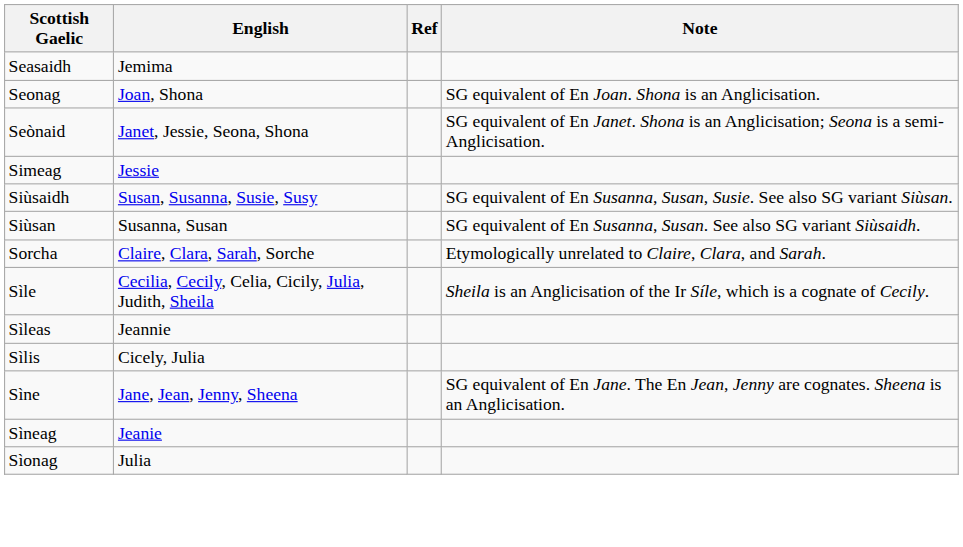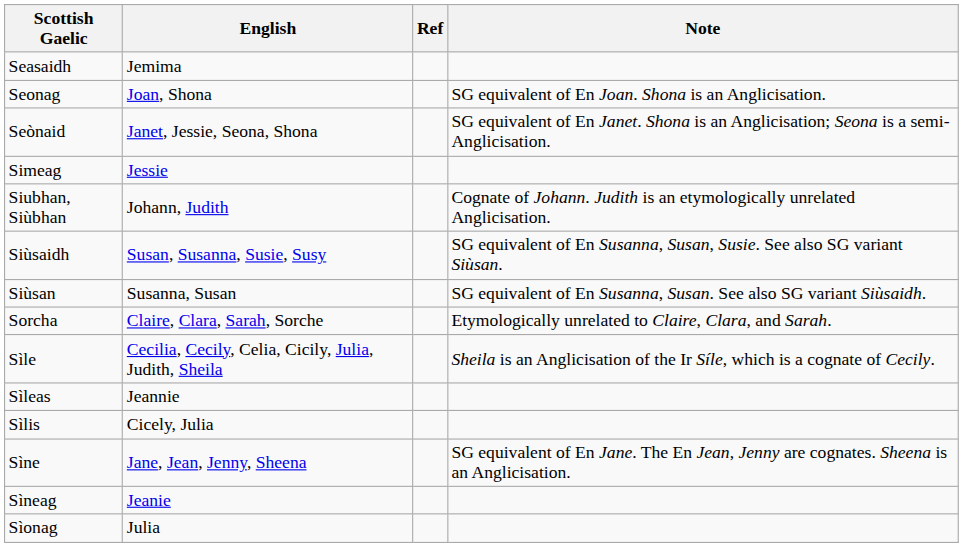+ row: (40, 207)
